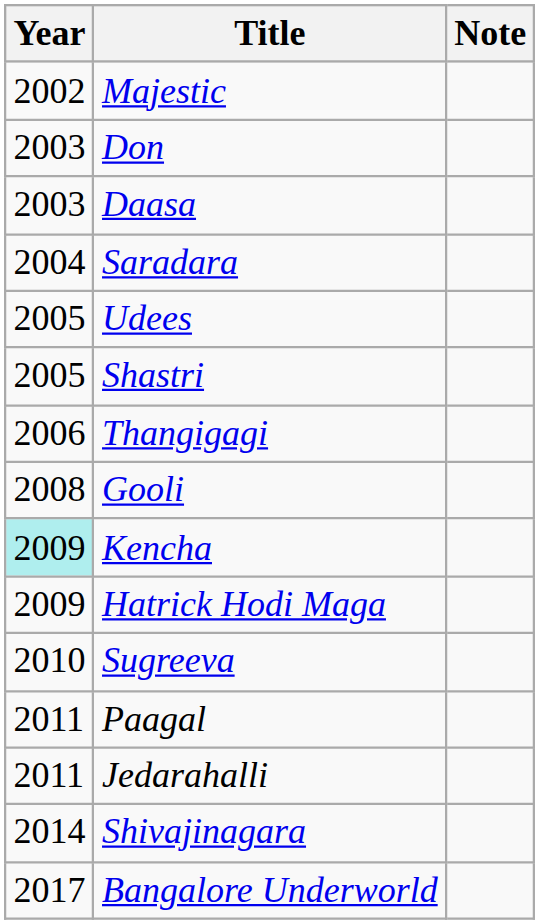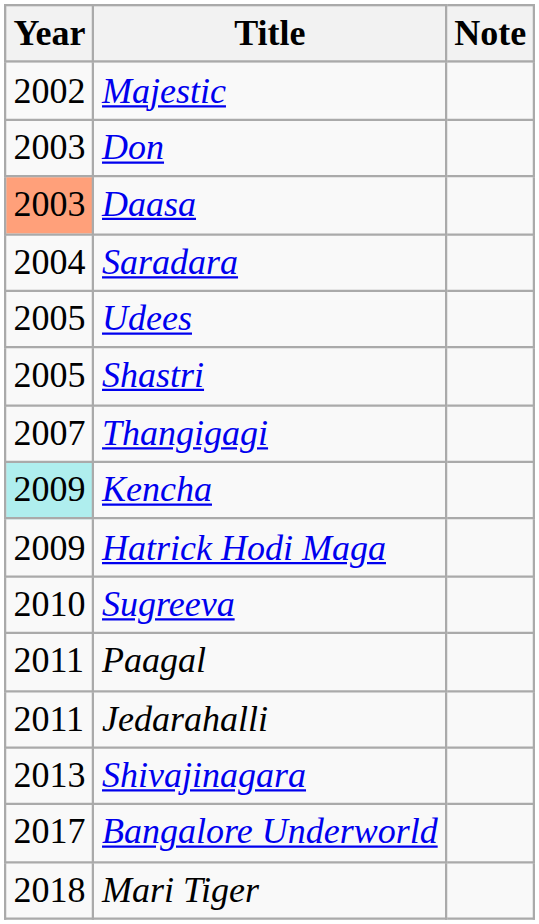(49, 204) no background -> (49, 204) lightsalmon background
(49, 432) 2006 -> (49, 432) 2007
- row: (143, 489)
(49, 832) 2014 -> (49, 775) 2013
+ row: (181, 889)
